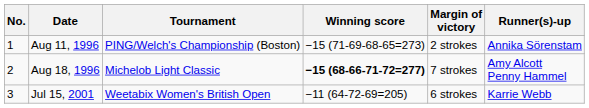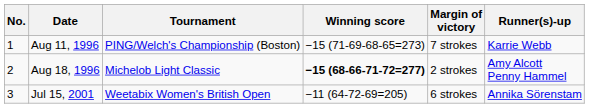(454, 45) 2 strokes -> (454, 45) 7 strokes
(535, 45) Annika Sörenstam -> (520, 45) Karrie Webb
(454, 70) 7 strokes -> (454, 70) 2 strokes
(520, 94) Karrie Webb -> (535, 94) Annika Sörenstam
